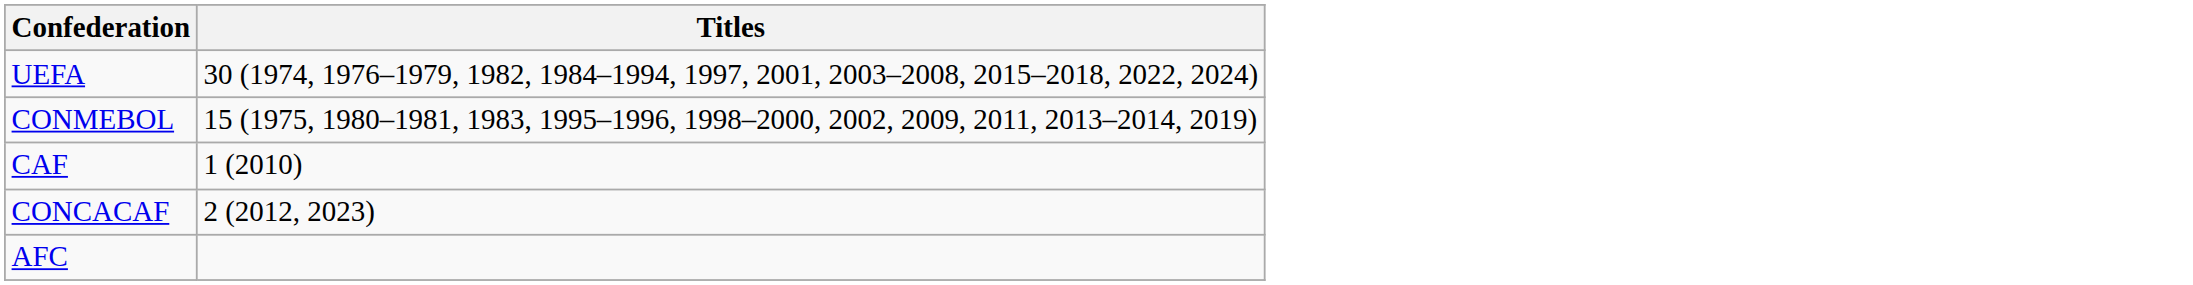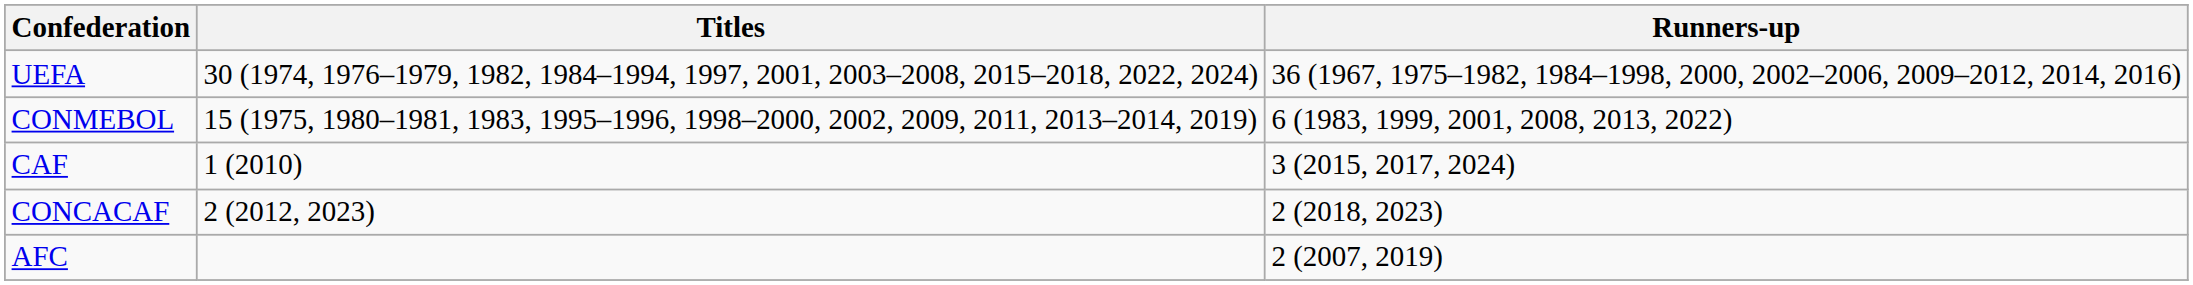+ column: (1726, 27)
